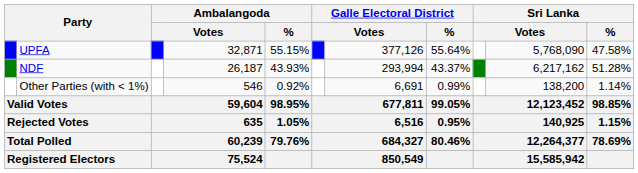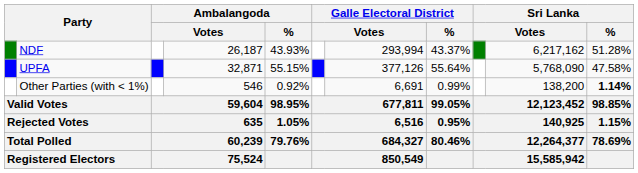rows swapped: (35, 50) <-> (31, 68)
(615, 86) normal -> (615, 86) bold
